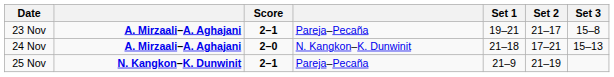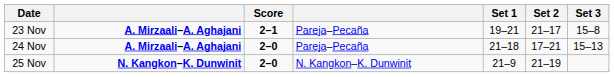(353, 47) N. Kangkon–K. Dunwinit -> (332, 47) Pareja–Pecaña
(268, 64) 2–1 -> (268, 64) 2–0
(332, 64) Pareja–Pecaña -> (353, 64) N. Kangkon–K. Dunwinit
